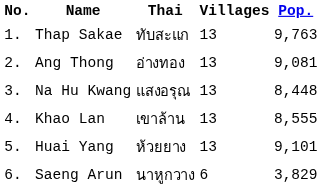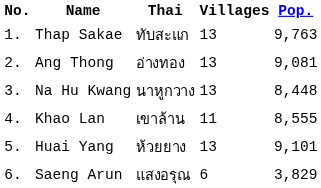(163, 93) แสงอรุณ -> (165, 93) นาหูกวาง
(208, 119) 13 -> (208, 119) 11
(165, 177) นาหูกวาง -> (163, 177) แสงอรุณ
